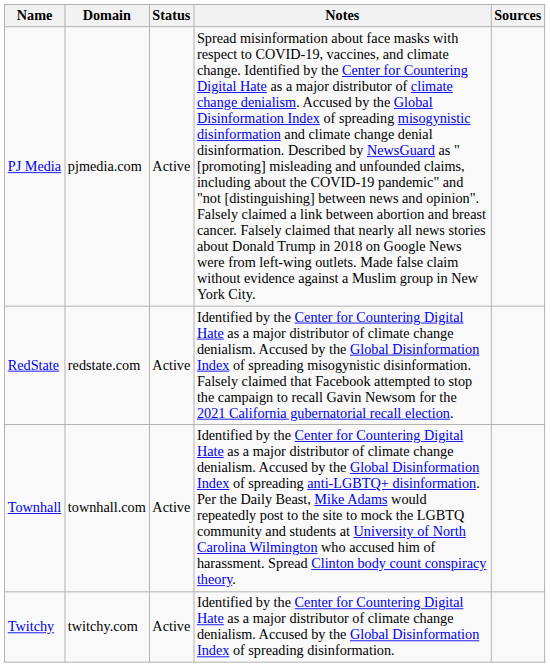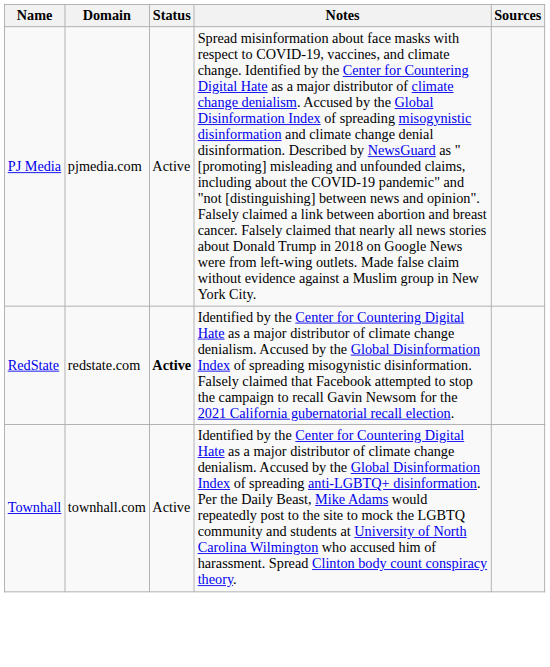(171, 365) normal -> (172, 365) bold
- row: (31, 626)
